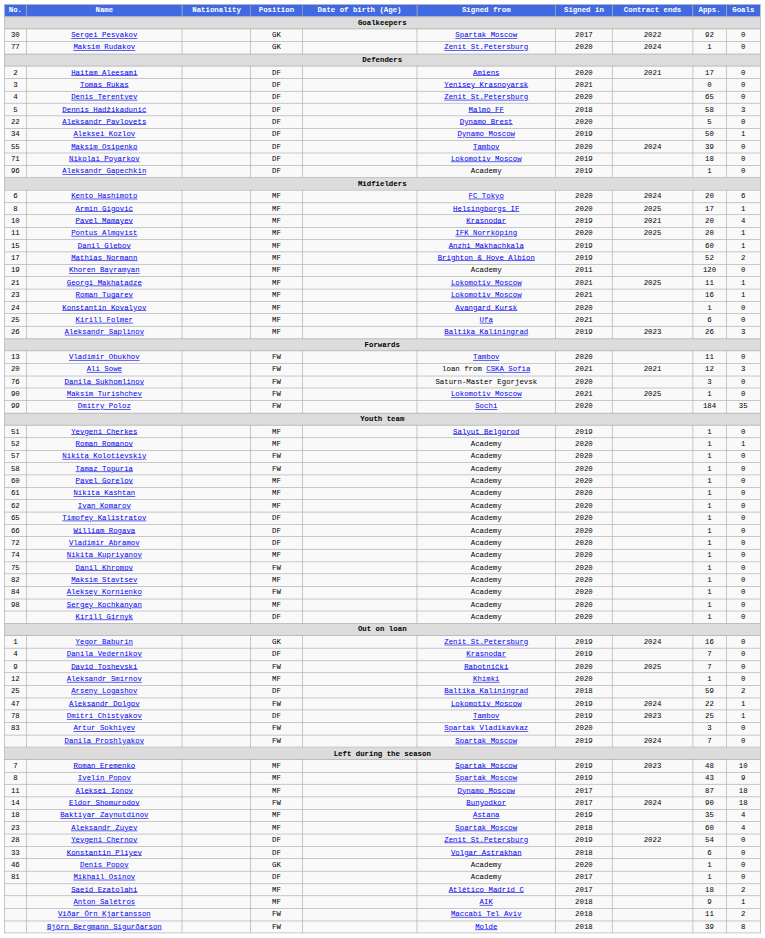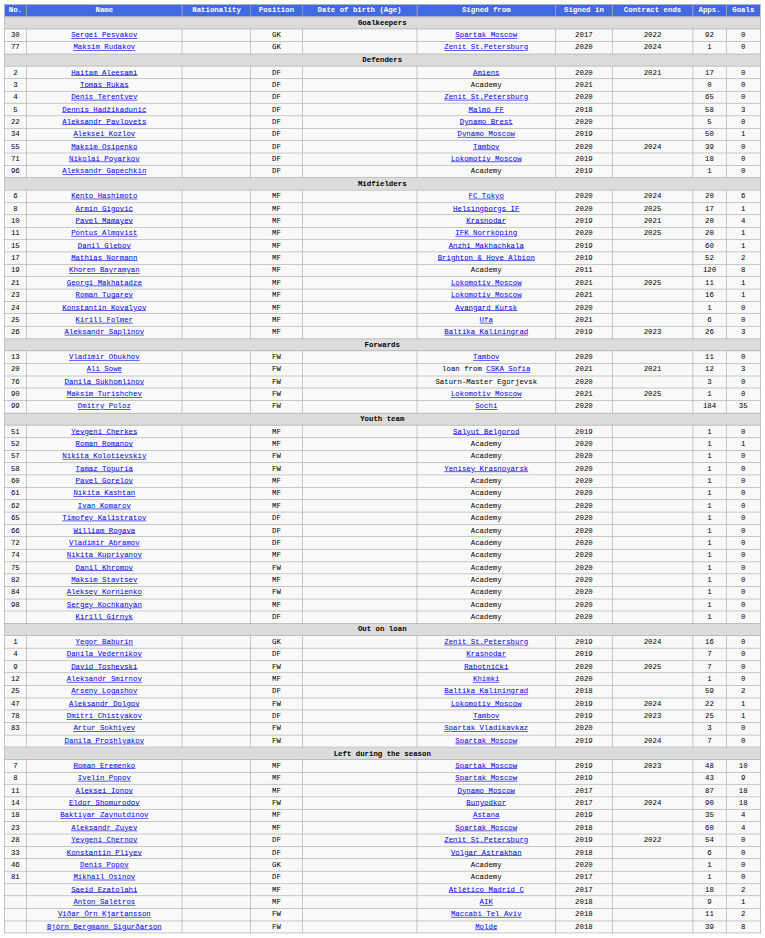(486, 84) Yenisey Krasnoyarsk -> (486, 84) Academy
(743, 270) 0 -> (743, 270) 8
(486, 468) Academy -> (486, 468) Yenisey Krasnoyarsk
